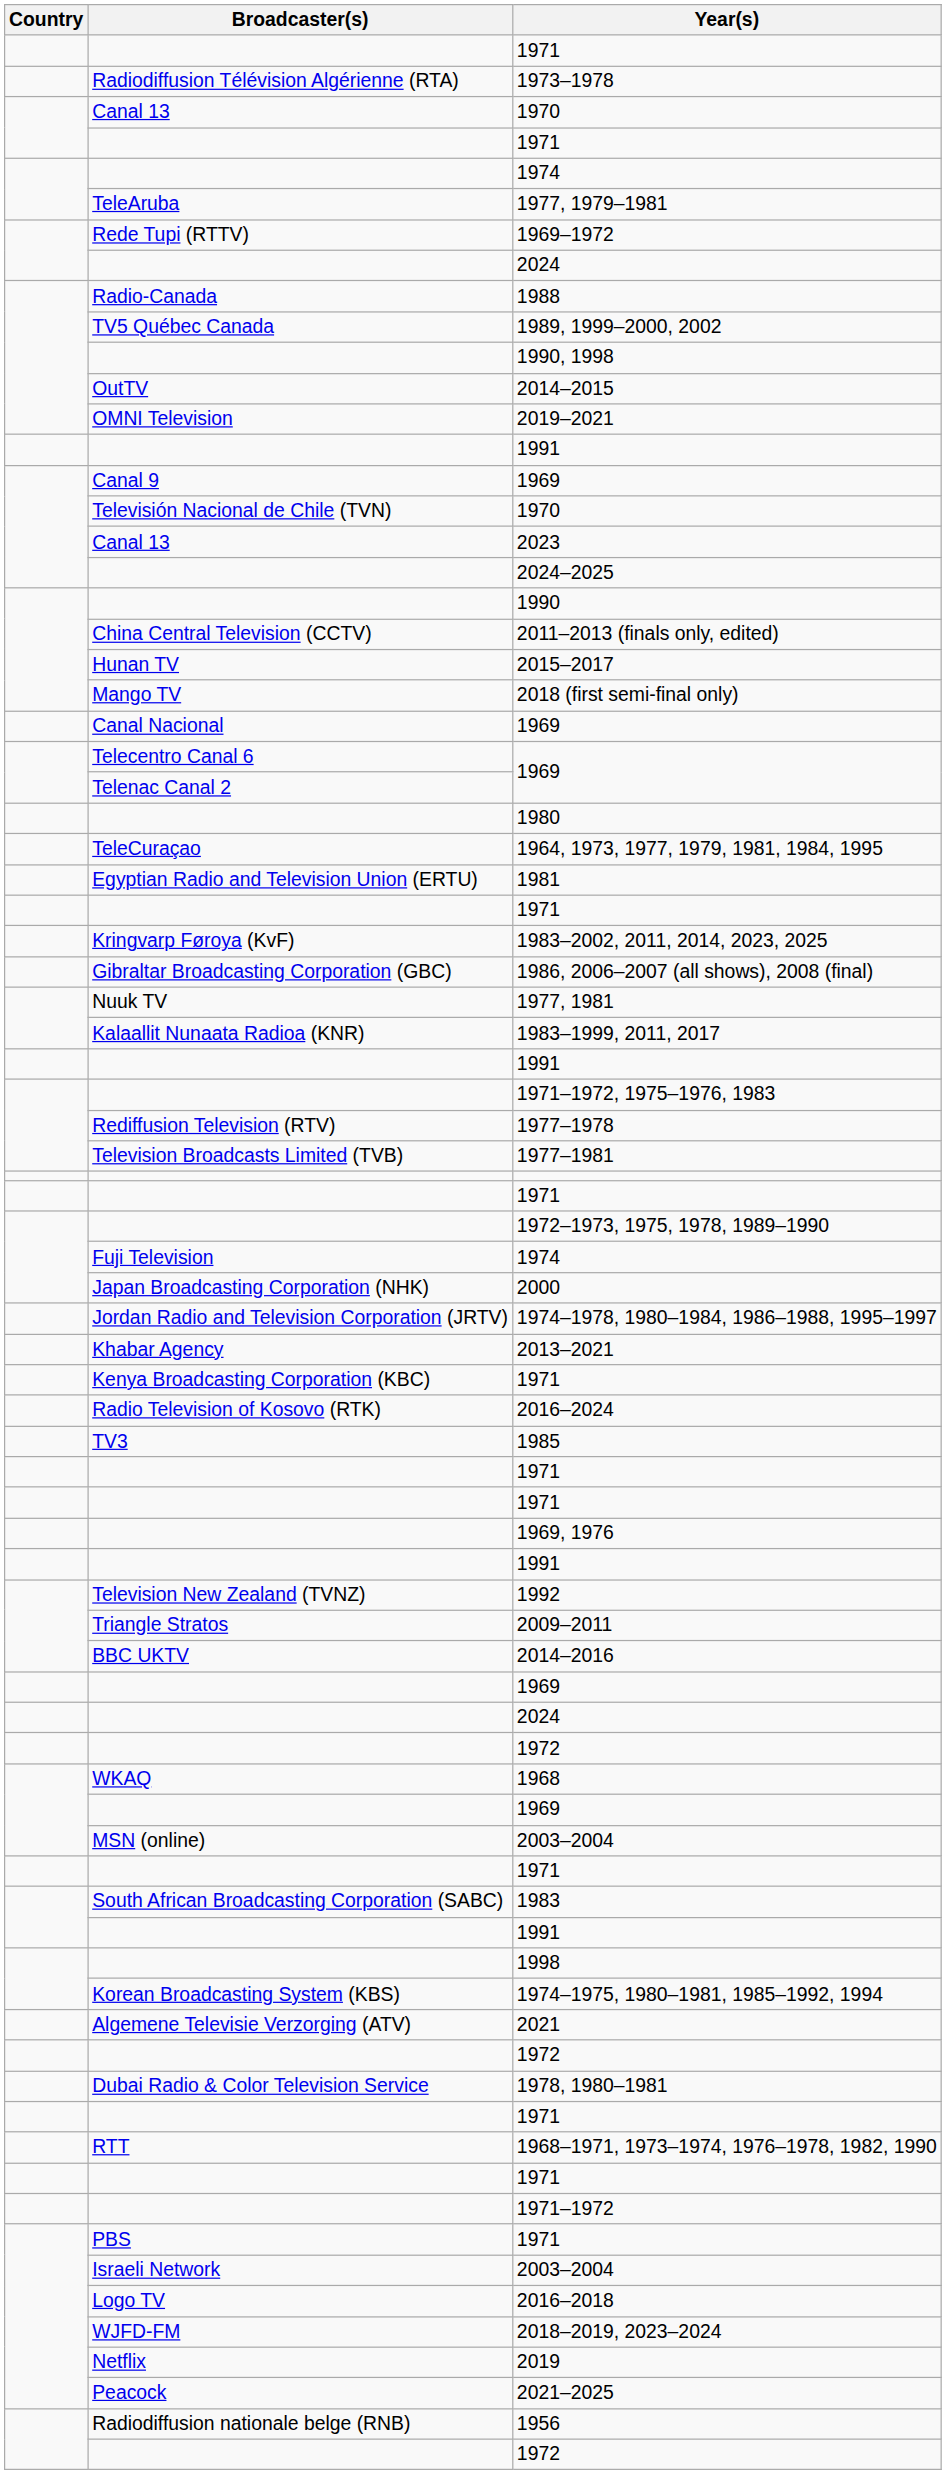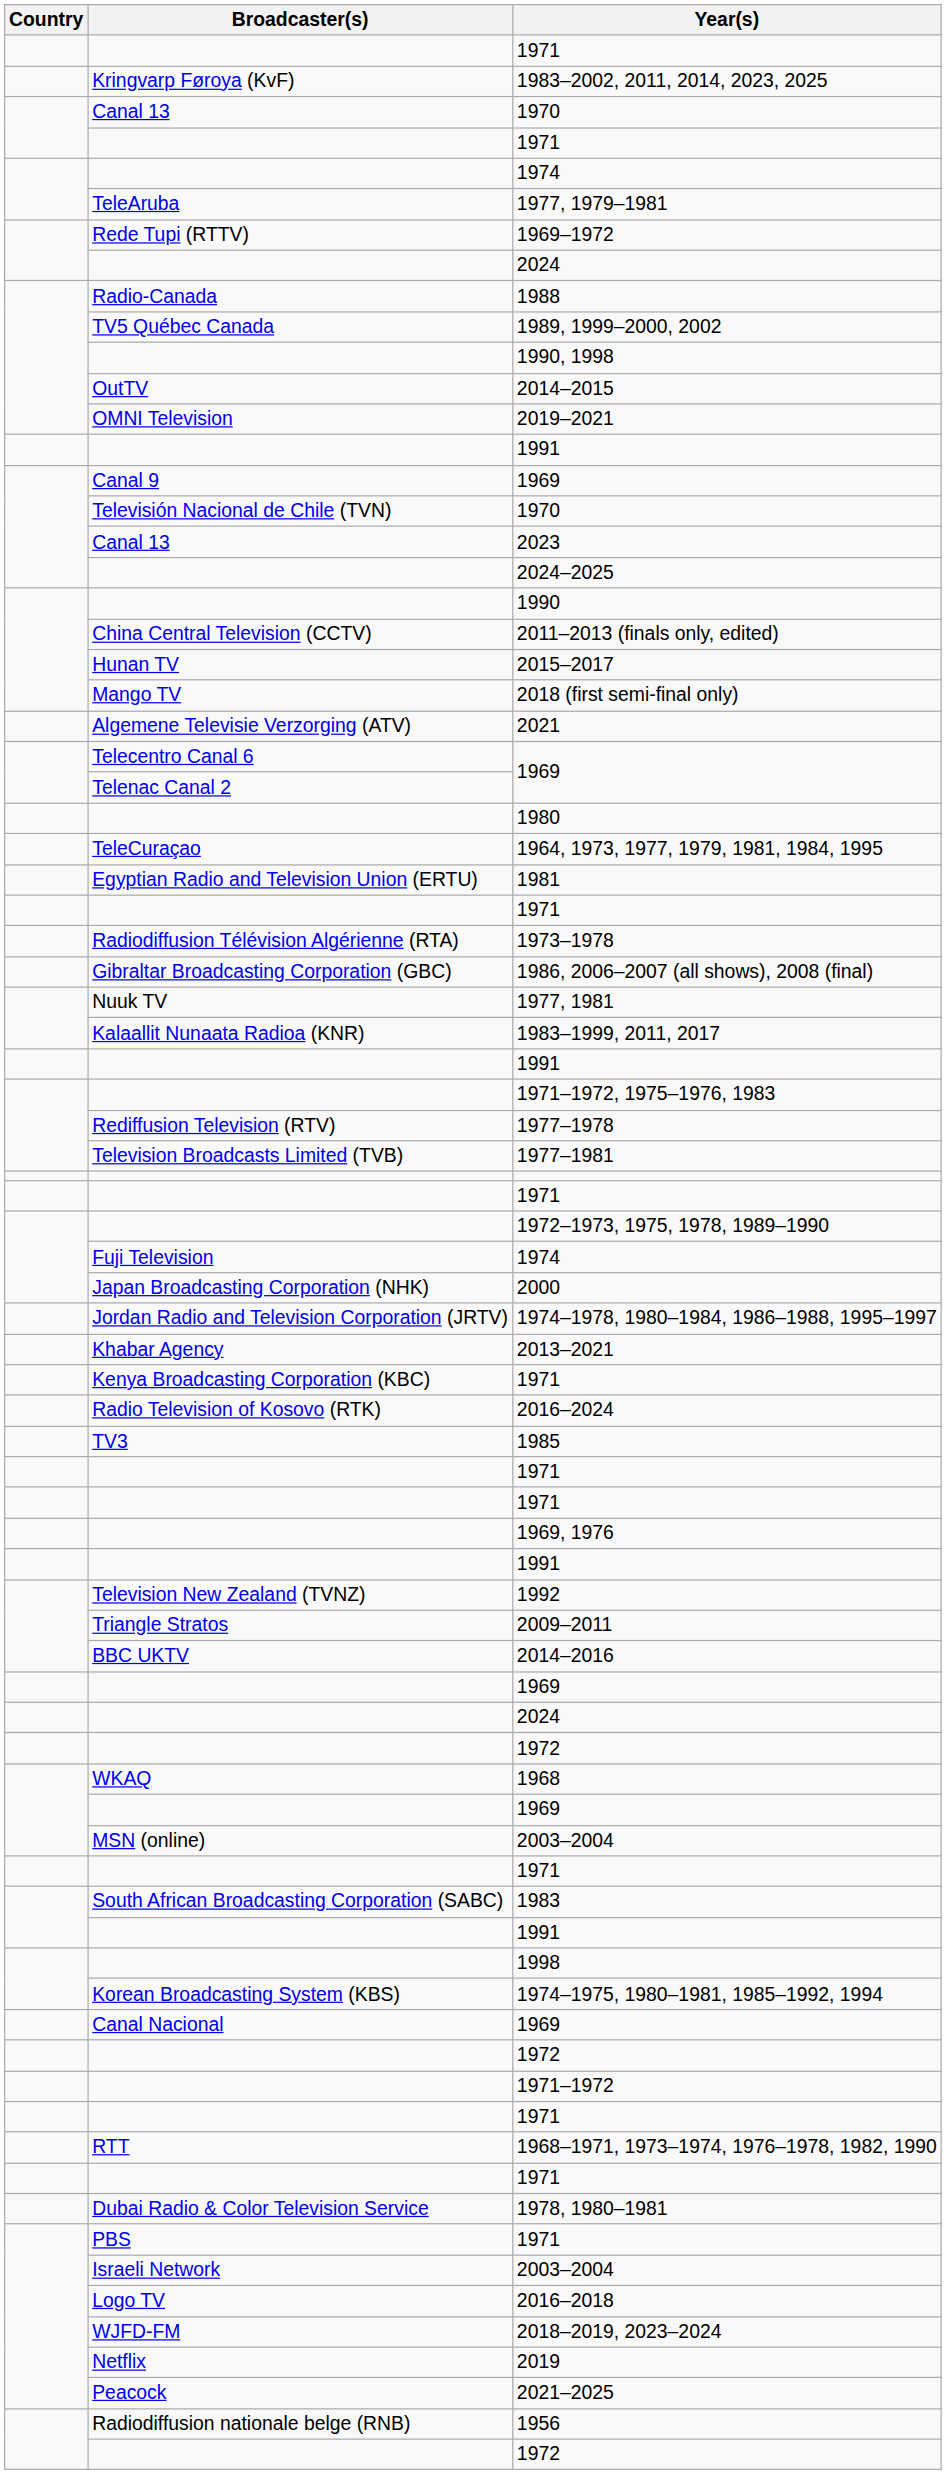rows swapped: (276, 81) <-> (193, 940)
rows swapped: (158, 726) <-> (252, 2024)
rows swapped: (300, 2209) <-> (260, 2085)
